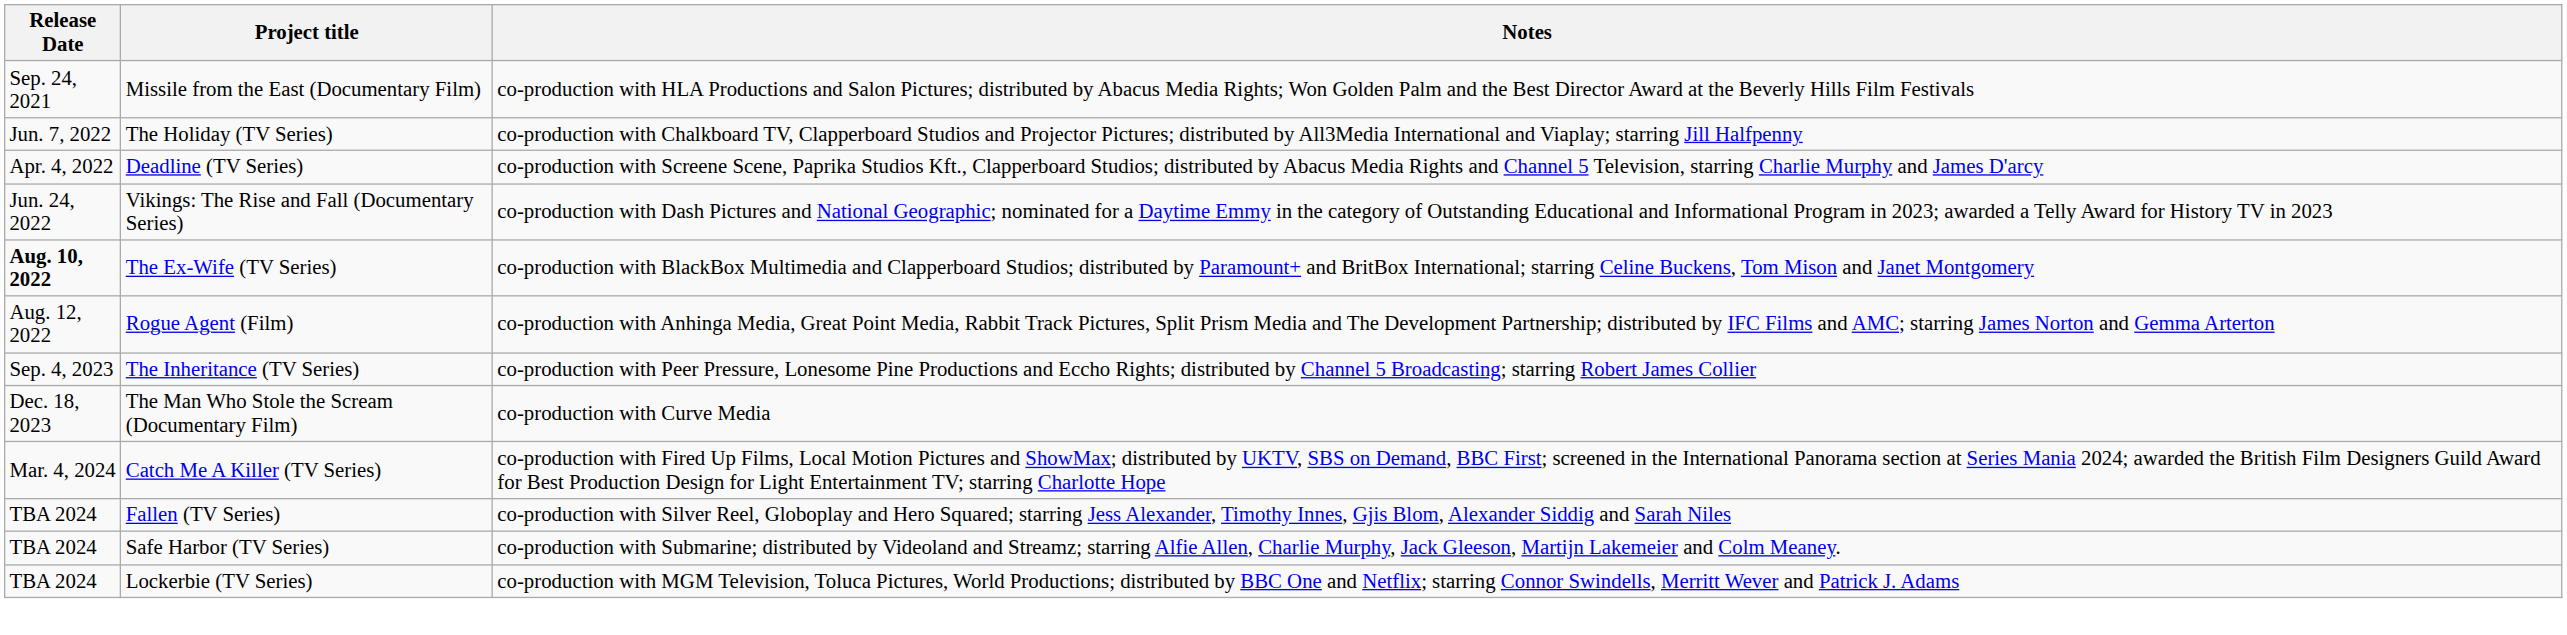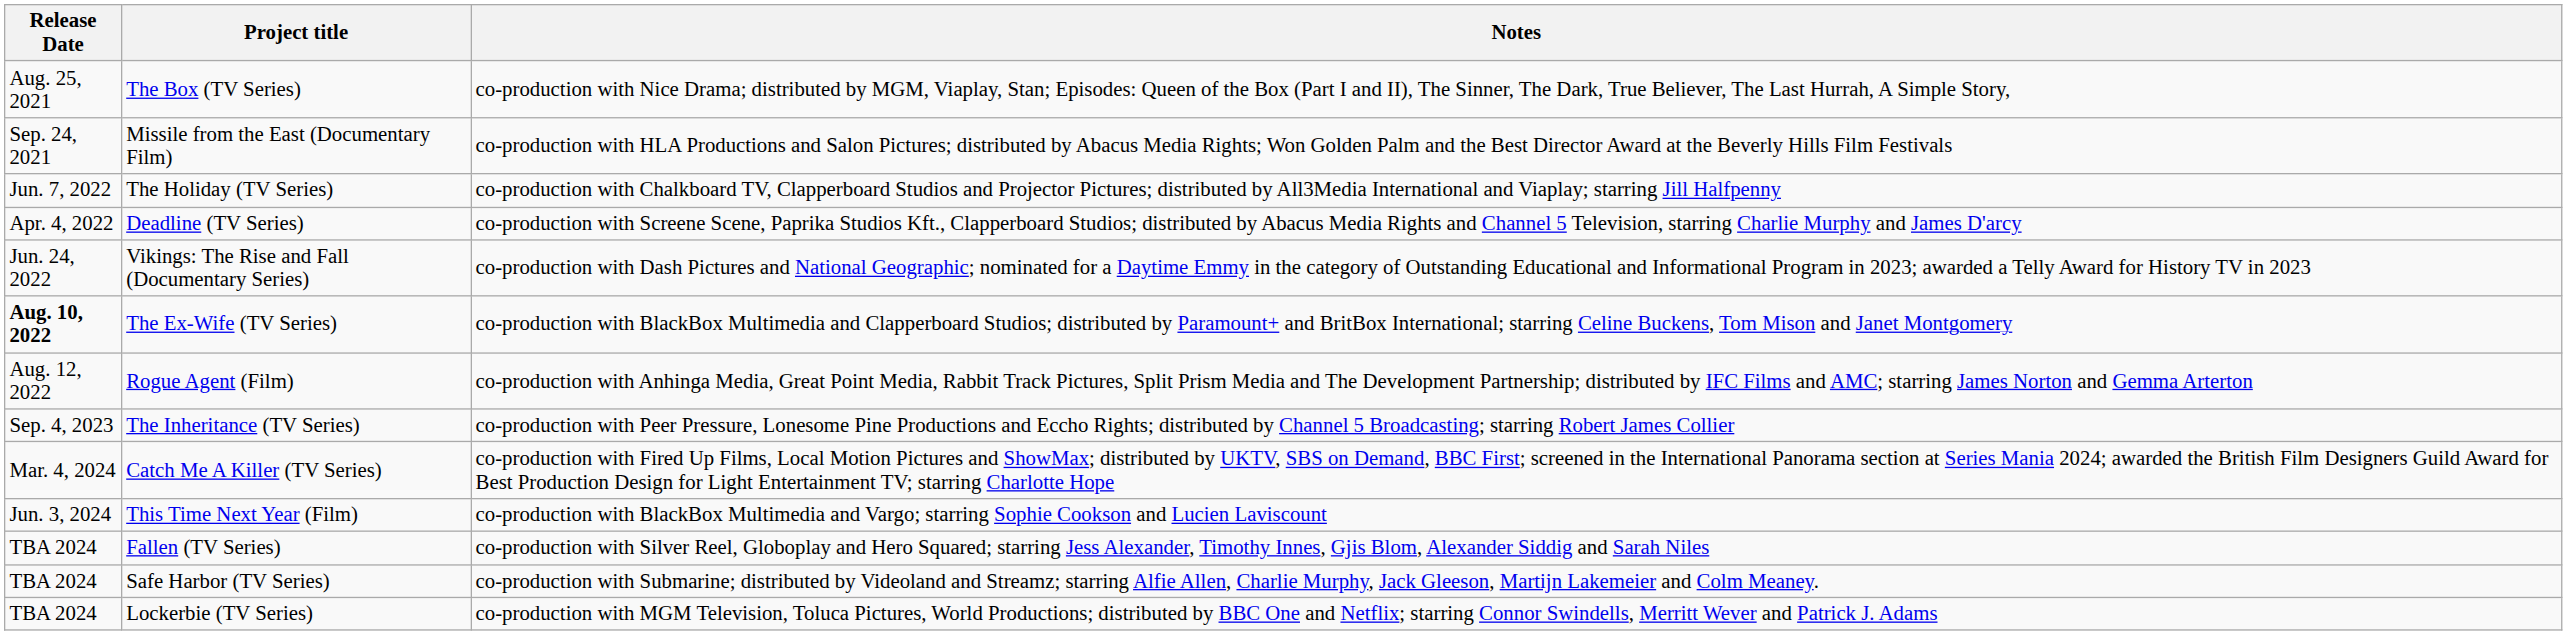+ row: (214, 89)
- row: (259, 413)
+ row: (242, 514)
